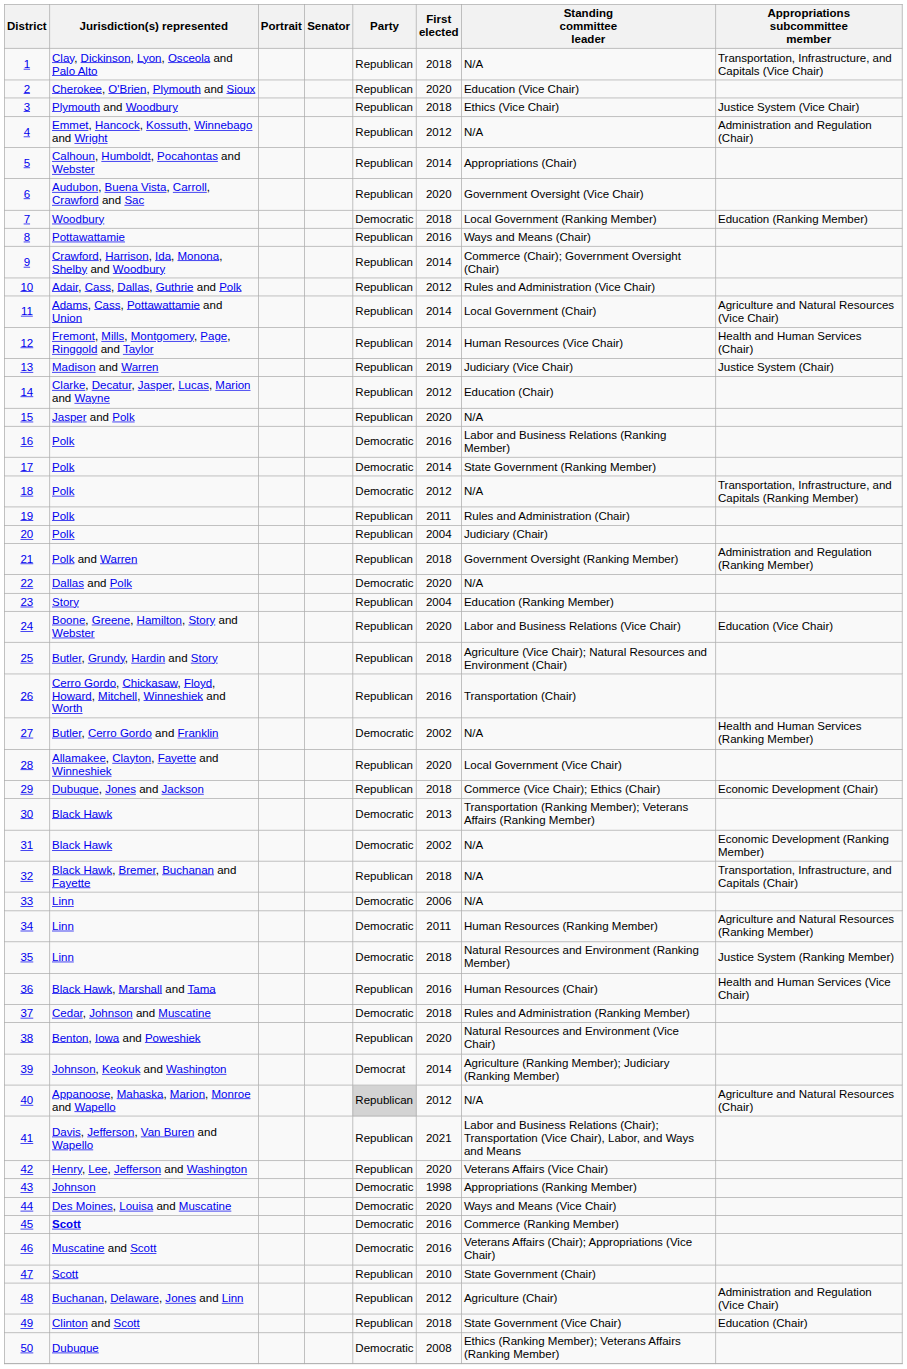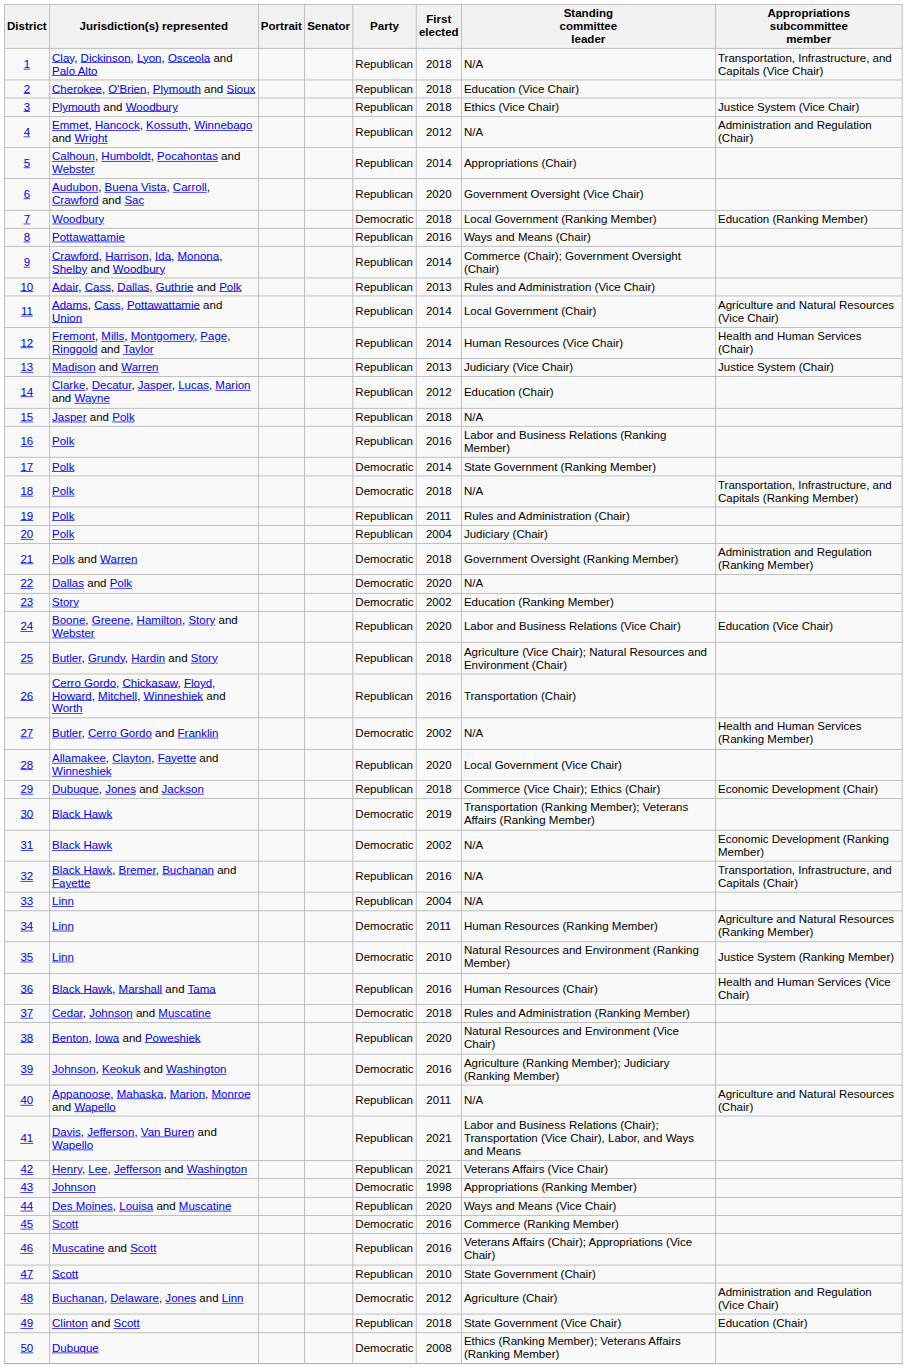(439, 89) 2020 -> (439, 89) 2018
(439, 287) 2012 -> (439, 287) 2013
(439, 367) 2019 -> (439, 367) 2013
(439, 417) 2020 -> (439, 417) 2018
(384, 442) Democratic -> (384, 442) Republican
(439, 491) 2012 -> (439, 491) 2018
(384, 559) Republican -> (384, 559) Democratic
(384, 602) Republican -> (384, 602) Democratic
(439, 602) 2004 -> (439, 602) 2002
(439, 814) 2013 -> (439, 814) 2019
(439, 876) 2018 -> (439, 876) 2016
(384, 901) Democratic -> (384, 901) Republican
(439, 901) 2006 -> (439, 901) 2004
(439, 957) 2018 -> (439, 957) 2010
(380, 1069) Democrat -> (384, 1069) Democratic
(439, 1069) 2014 -> (439, 1069) 2016
(384, 1100) lightgrey background -> (384, 1100) no background
(439, 1100) 2012 -> (439, 1100) 2011
(439, 1169) 2020 -> (439, 1169) 2021
(384, 1206) Democratic -> (384, 1206) Republican
(66, 1224) bold -> (65, 1224) normal
(384, 1249) Democratic -> (384, 1249) Republican
(384, 1298) Republican -> (384, 1298) Democratic
